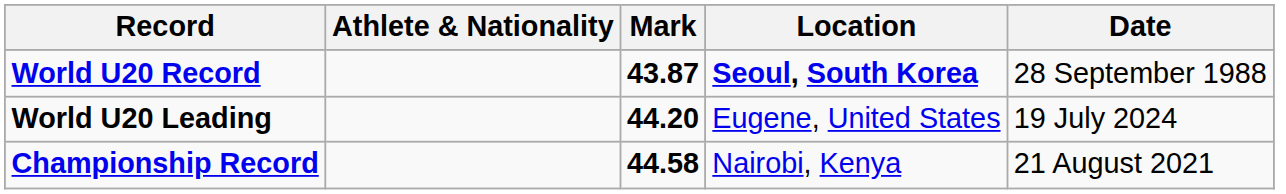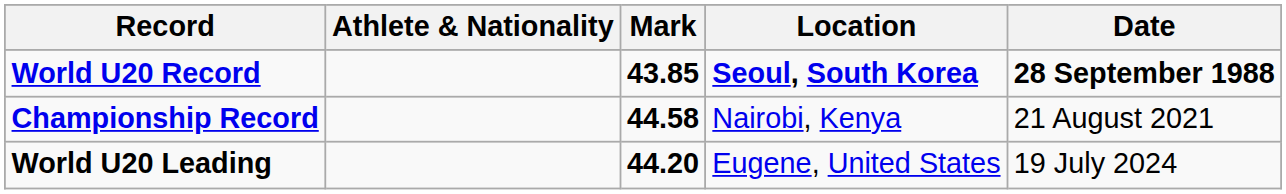(663, 73) 43.87 -> (663, 73) 43.85
(1140, 73) normal -> (1144, 73) bold
rows swapped: (165, 164) <-> (142, 118)
